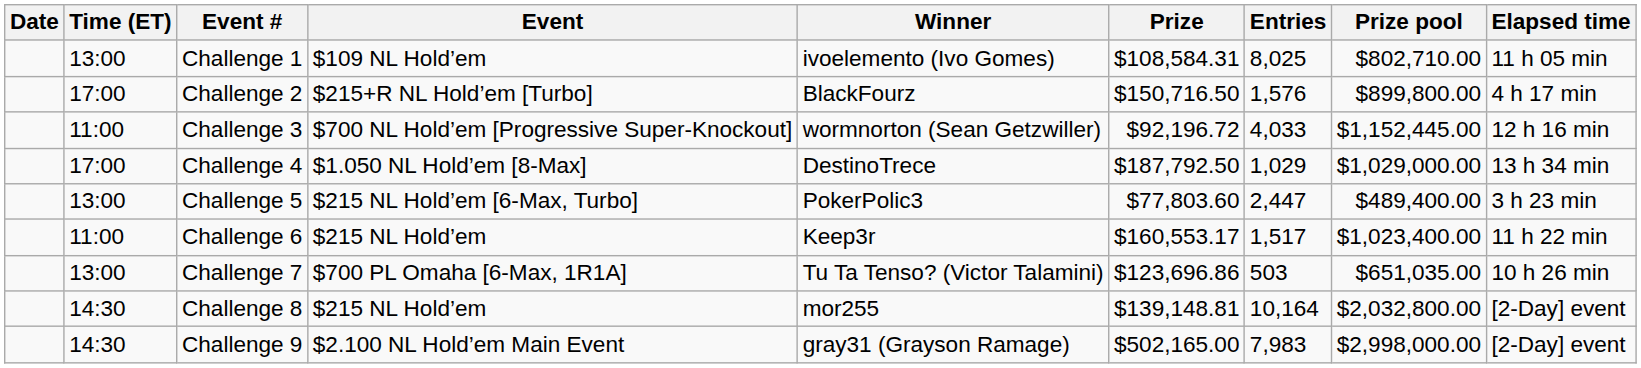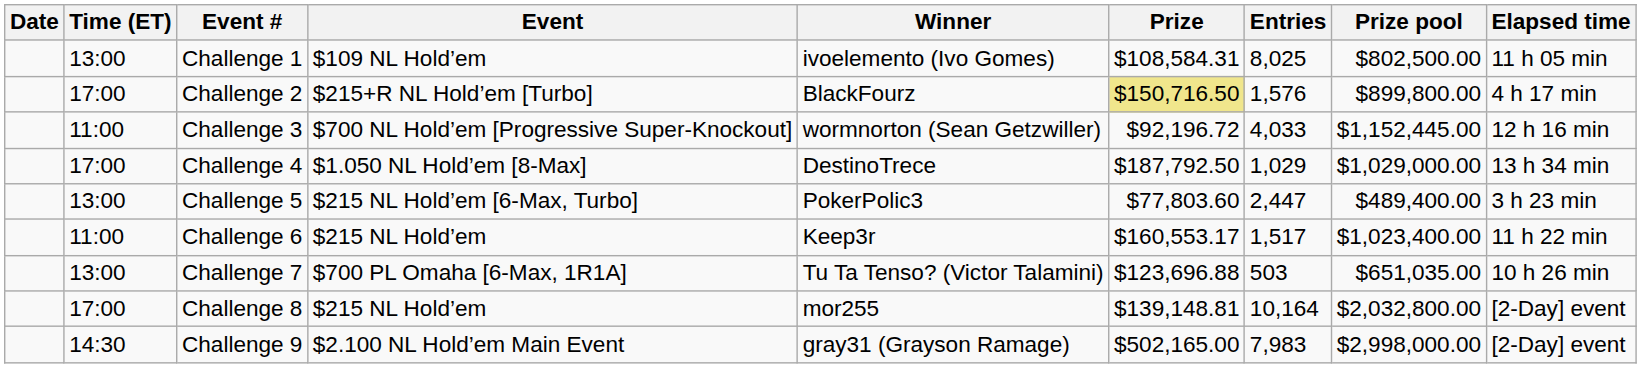(1418, 58) $802,710.00 -> (1418, 58) $802,500.00
(1177, 93) no background -> (1177, 93) khaki background
(1177, 272) $123,696.86 -> (1177, 272) $123,696.88
(97, 308) 14:30 -> (97, 308) 17:00
